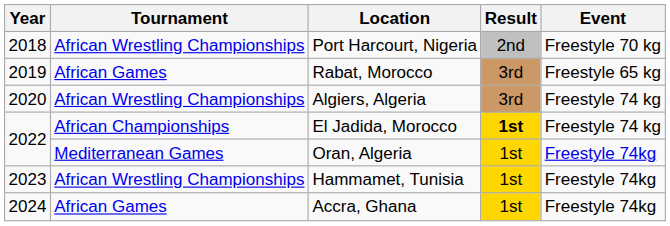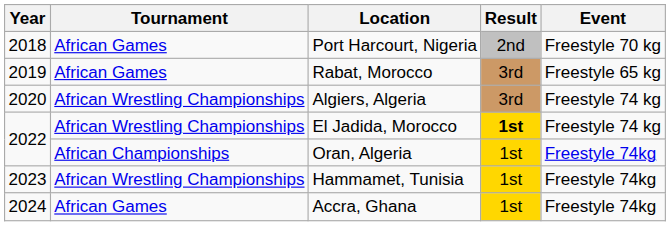(179, 45) African Wrestling Championships -> (111, 45) African Games
(142, 126) African Championships -> (179, 126) African Wrestling Championships
(139, 153) Mediterranean Games -> (142, 153) African Championships
